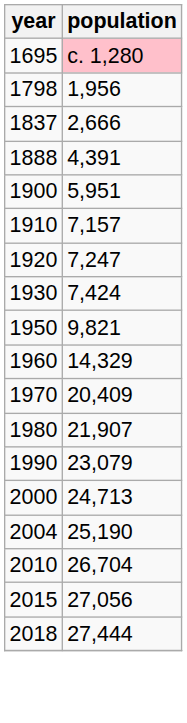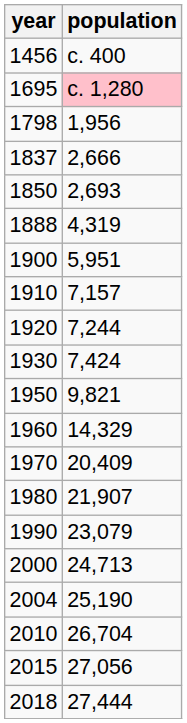+ row: (33, 55)
+ row: (33, 191)
(94, 157) 4,391 -> (94, 225) 4,319
(94, 259) 7,247 -> (94, 327) 7,244
